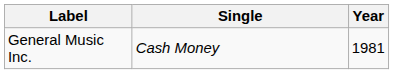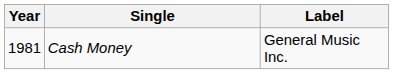columns swapped: (368, 16) <-> (68, 16)
